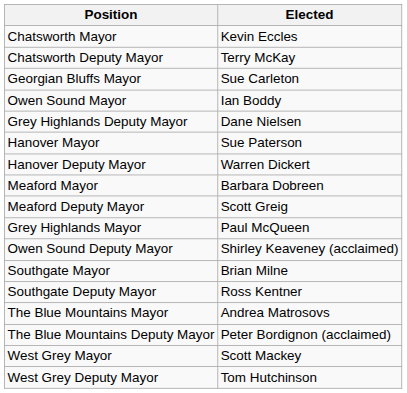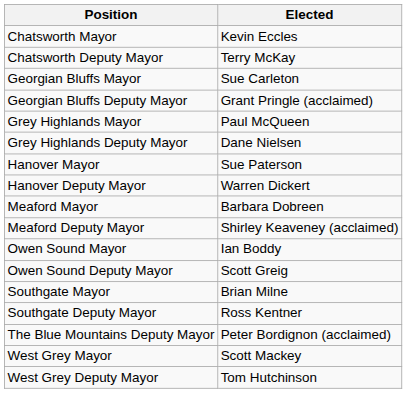+ row: (97, 100)
rows swapped: (74, 228) <-> (67, 100)
(254, 206) Scott Greig -> (310, 228) Shirley Keaveney (acclaimed)
(310, 249) Shirley Keaveney (acclaimed) -> (254, 270) Scott Greig
- row: (88, 313)
